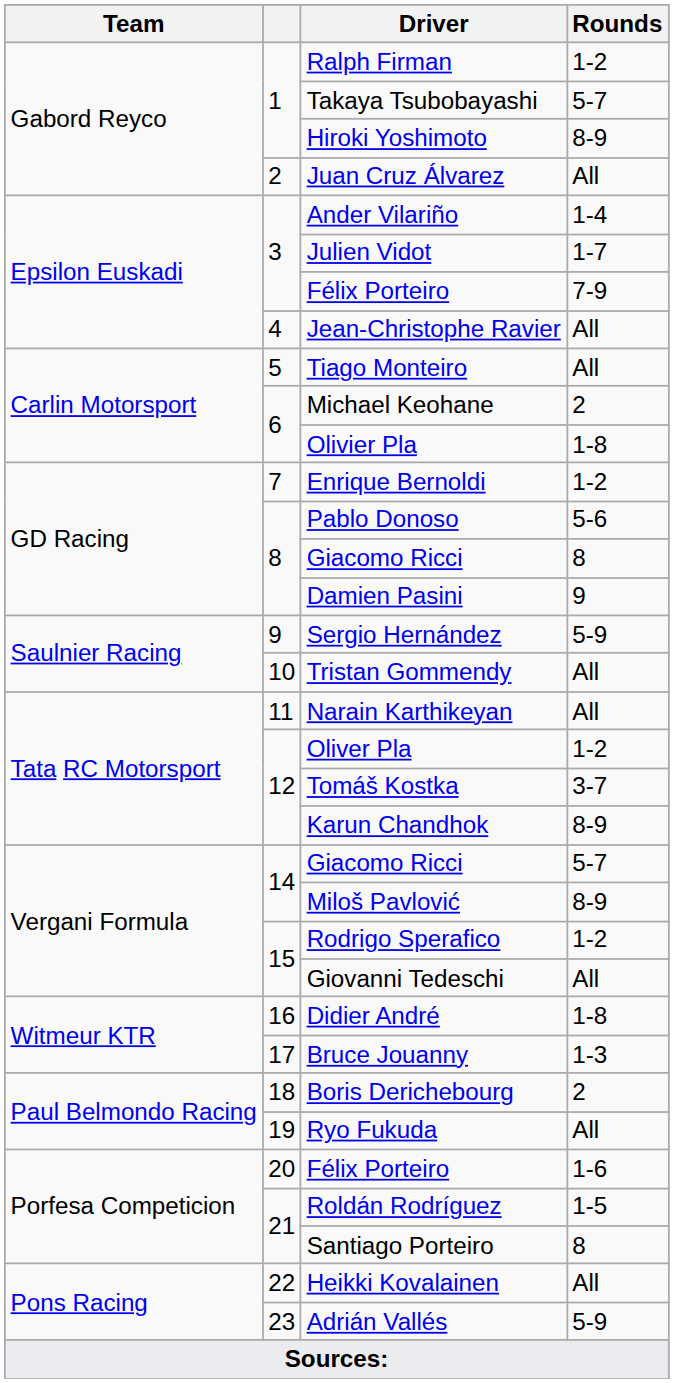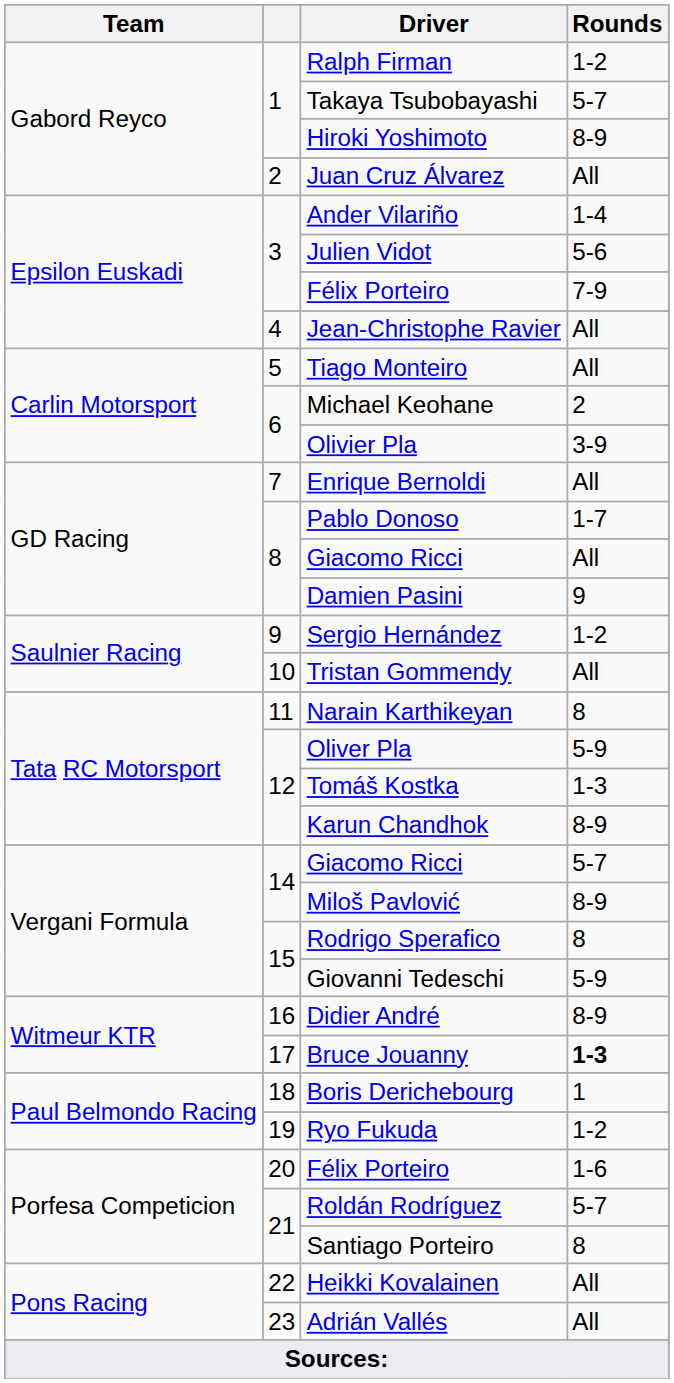(590, 253) 1-7 -> (590, 253) 5-6
(590, 443) 1-8 -> (590, 443) 3-9
(590, 481) 1-2 -> (586, 481) All
(590, 520) 5-6 -> (590, 520) 1-7
(579, 558) 8 -> (586, 558) All
(590, 634) 5-9 -> (590, 634) 1-2
(586, 710) All -> (579, 710) 8
(590, 749) 1-2 -> (590, 749) 5-9
(590, 787) 3-7 -> (590, 787) 1-3
(590, 939) 1-2 -> (579, 939) 8
(586, 978) All -> (590, 978) 5-9
(590, 1016) 1-8 -> (590, 1016) 8-9
(590, 1054) normal -> (590, 1054) bold
(579, 1092) 2 -> (579, 1092) 1
(586, 1130) All -> (590, 1130) 1-2
(590, 1206) 1-5 -> (590, 1206) 5-7
(590, 1321) 5-9 -> (586, 1321) All
